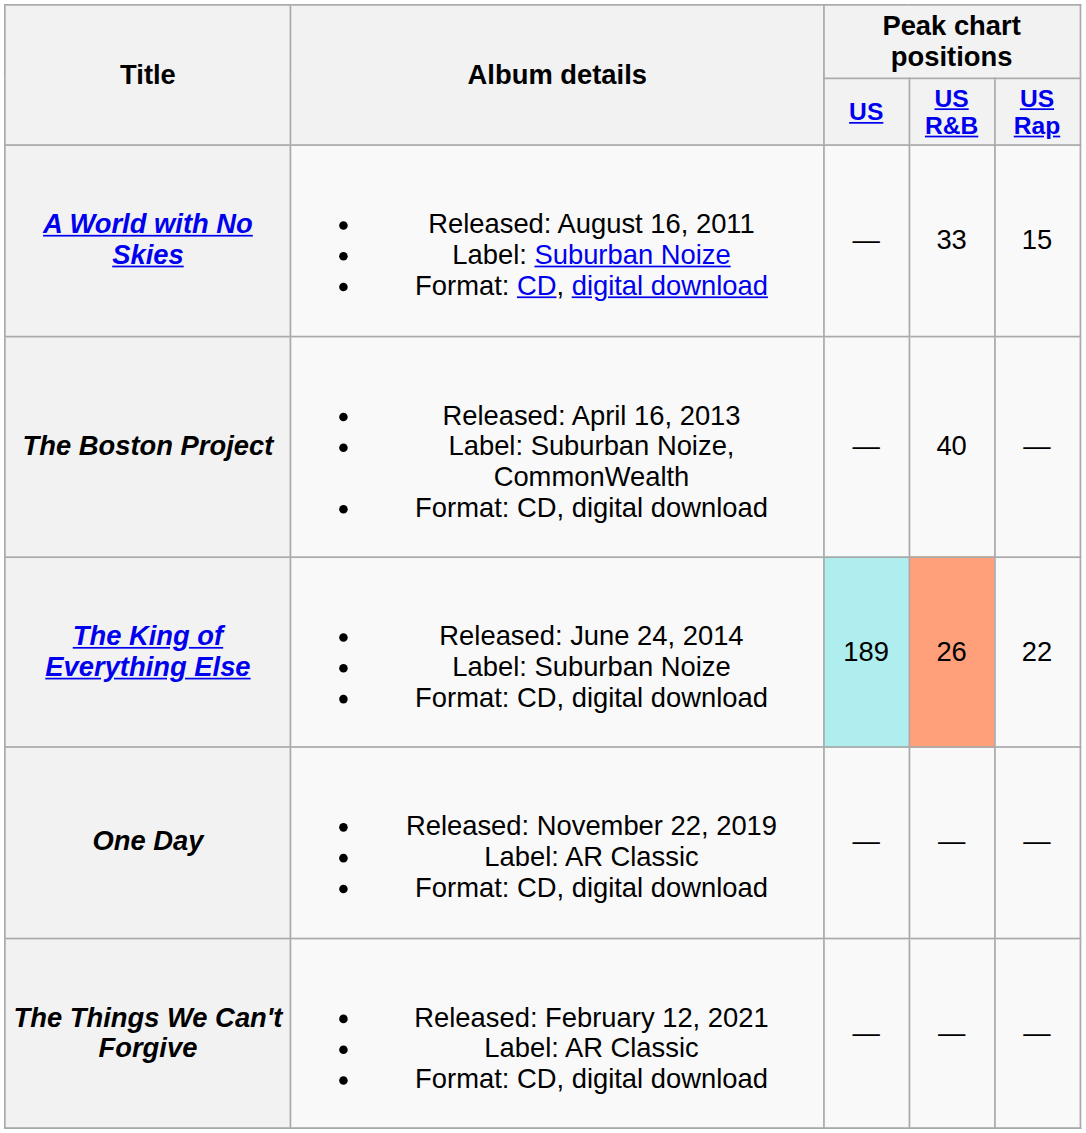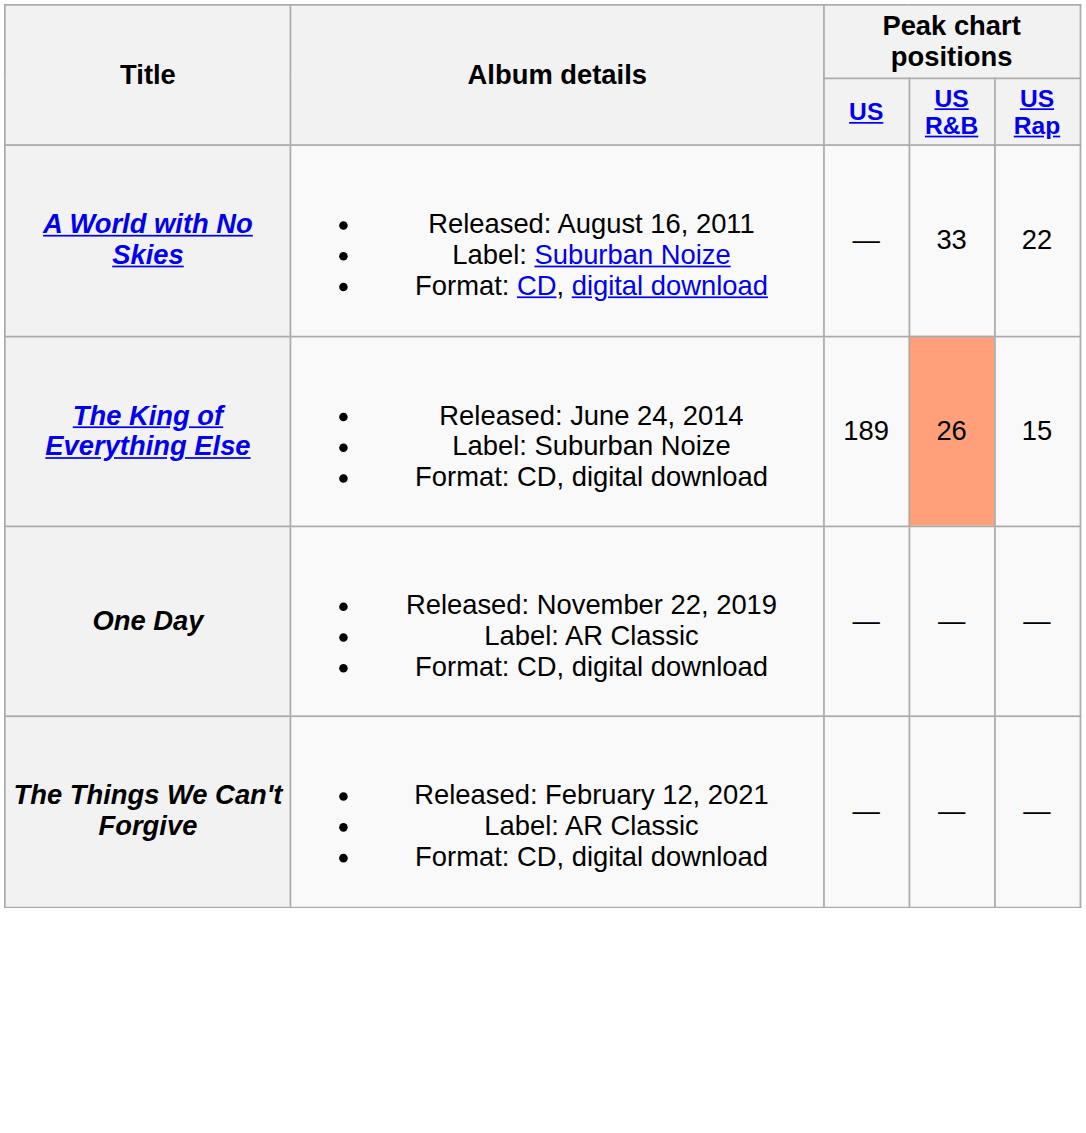(1037, 240) 15 -> (1037, 240) 22
- row: (148, 446)
(866, 651) paleturquoise background -> (866, 430) no background
(1037, 651) 22 -> (1037, 430) 15
